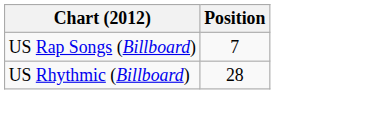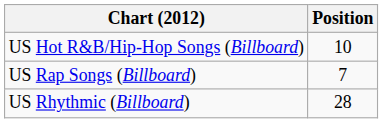+ row: (156, 46)
